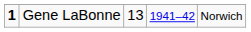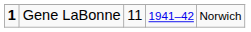(135, 16) 13 -> (135, 16) 11
